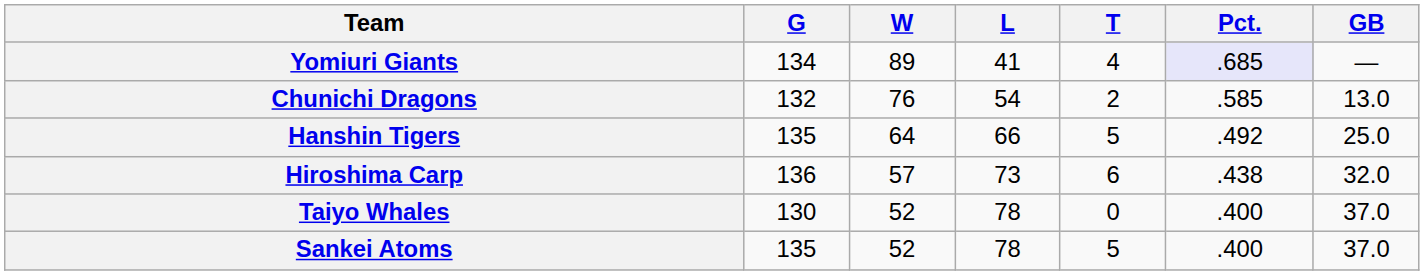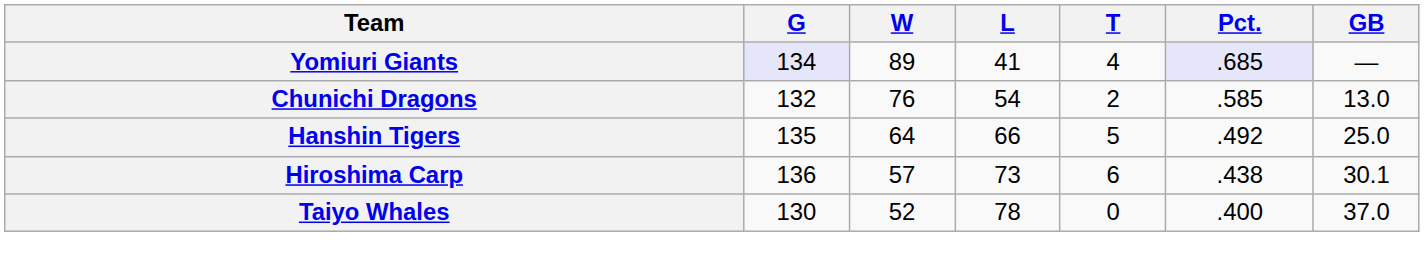(796, 61) no background -> (796, 61) lavender background
(1367, 174) 32.0 -> (1367, 174) 30.1
- row: (374, 250)
